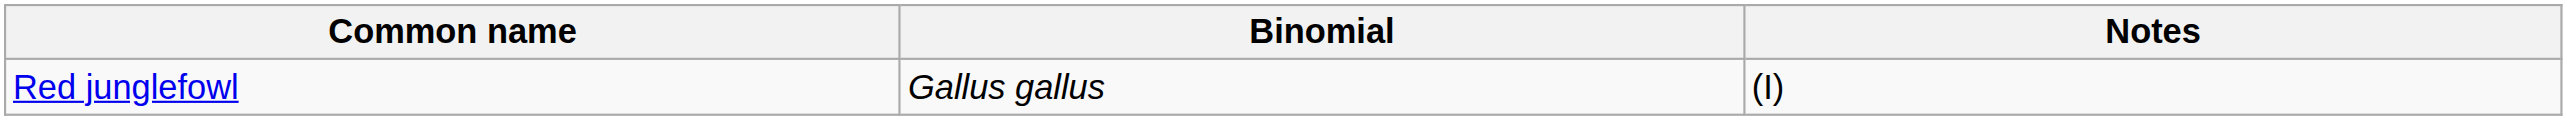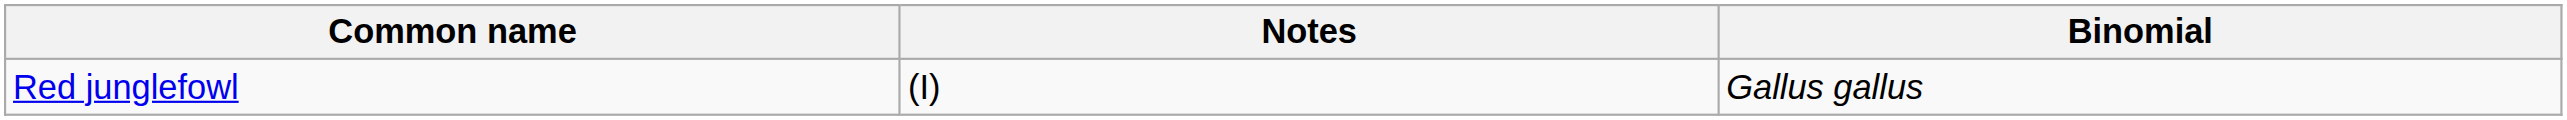columns swapped: (1322, 31) <-> (2153, 31)
